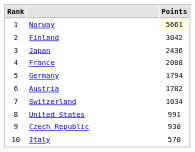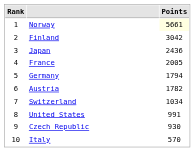(174, 63) 2000 -> (174, 63) 2005
